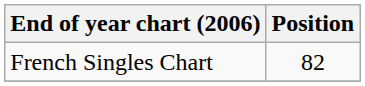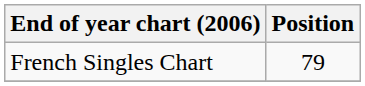(313, 61) 82 -> (313, 61) 79
